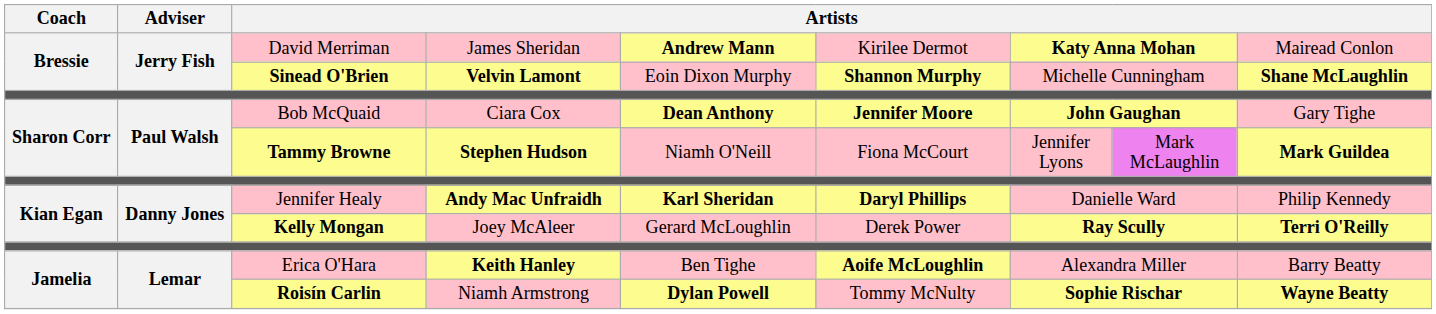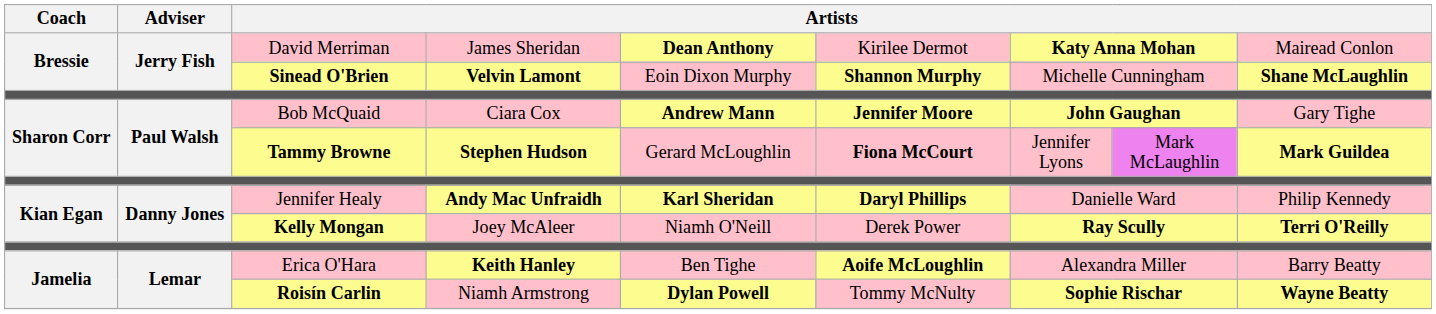(718, 47) Andrew Mann -> (718, 47) Dean Anthony
(718, 113) Dean Anthony -> (718, 113) Andrew Mann
(718, 152) Niamh O'Neill -> (718, 152) Gerard McLoughlin
(913, 152) normal -> (913, 152) bold
(718, 227) Gerard McLoughlin -> (718, 227) Niamh O'Neill
